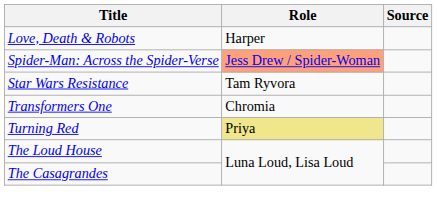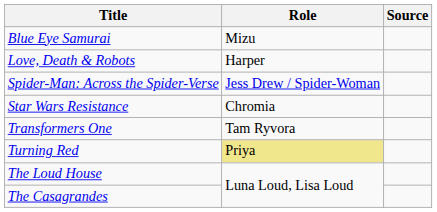+ row: (59, 38)
(303, 60) lightsalmon background -> (303, 83) no background
(260, 83) Tam Ryvora -> (250, 106) Chromia
(250, 106) Chromia -> (260, 128) Tam Ryvora
